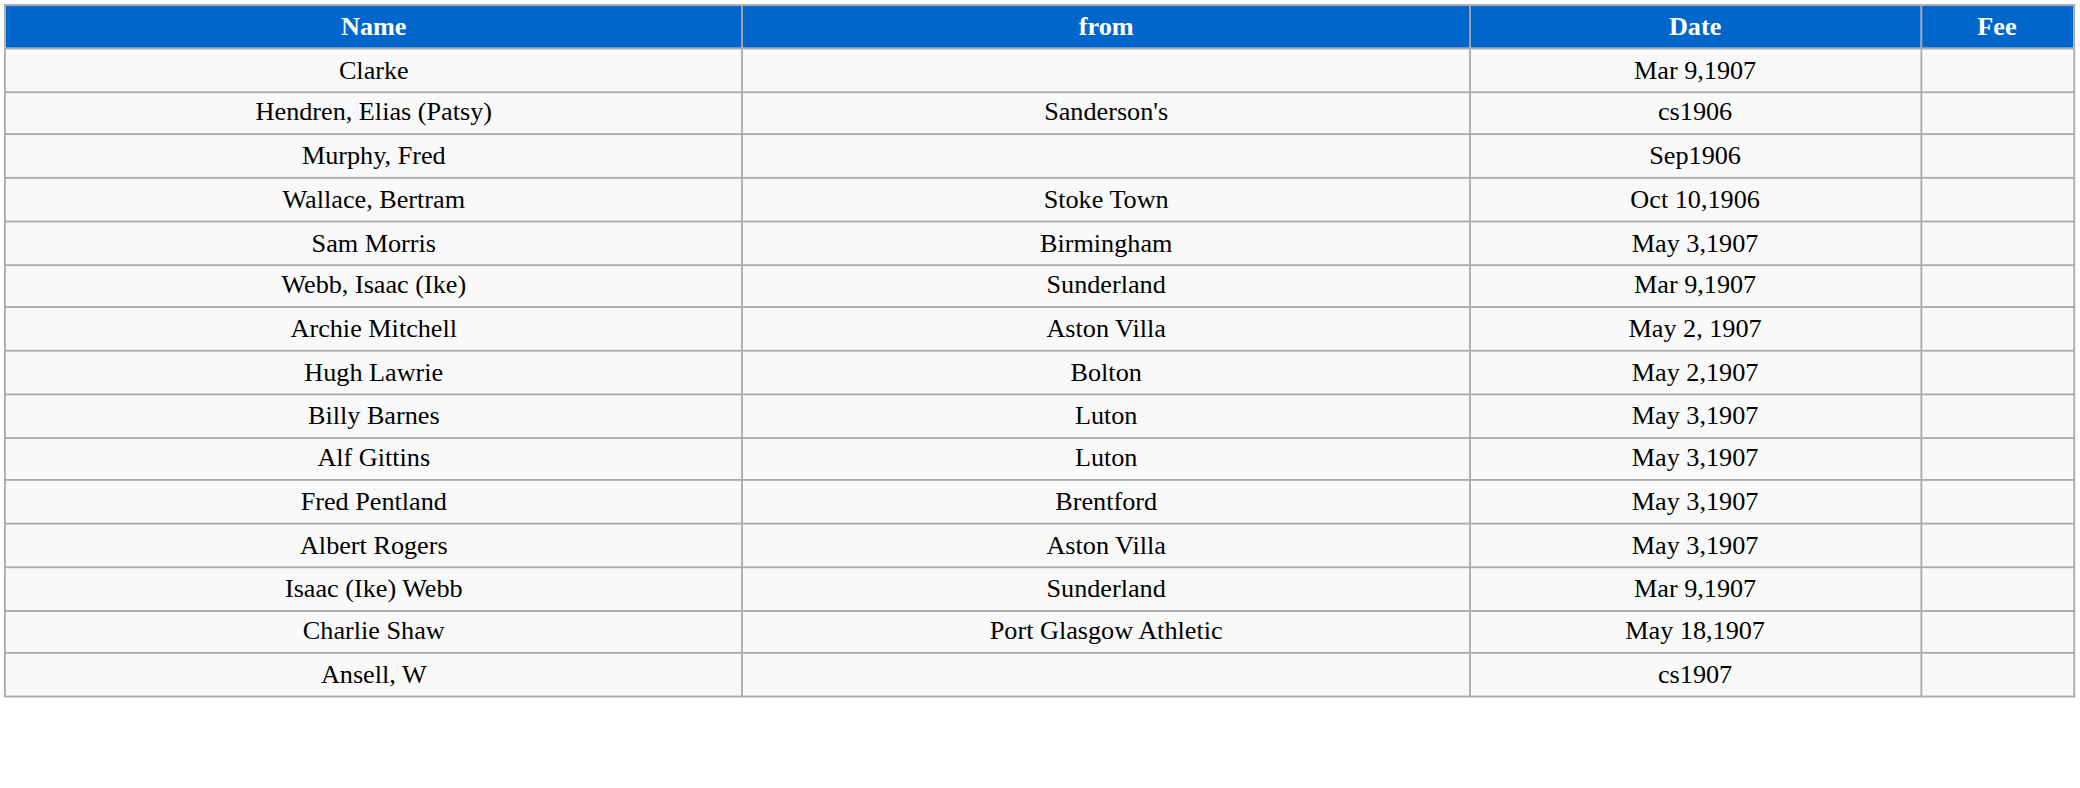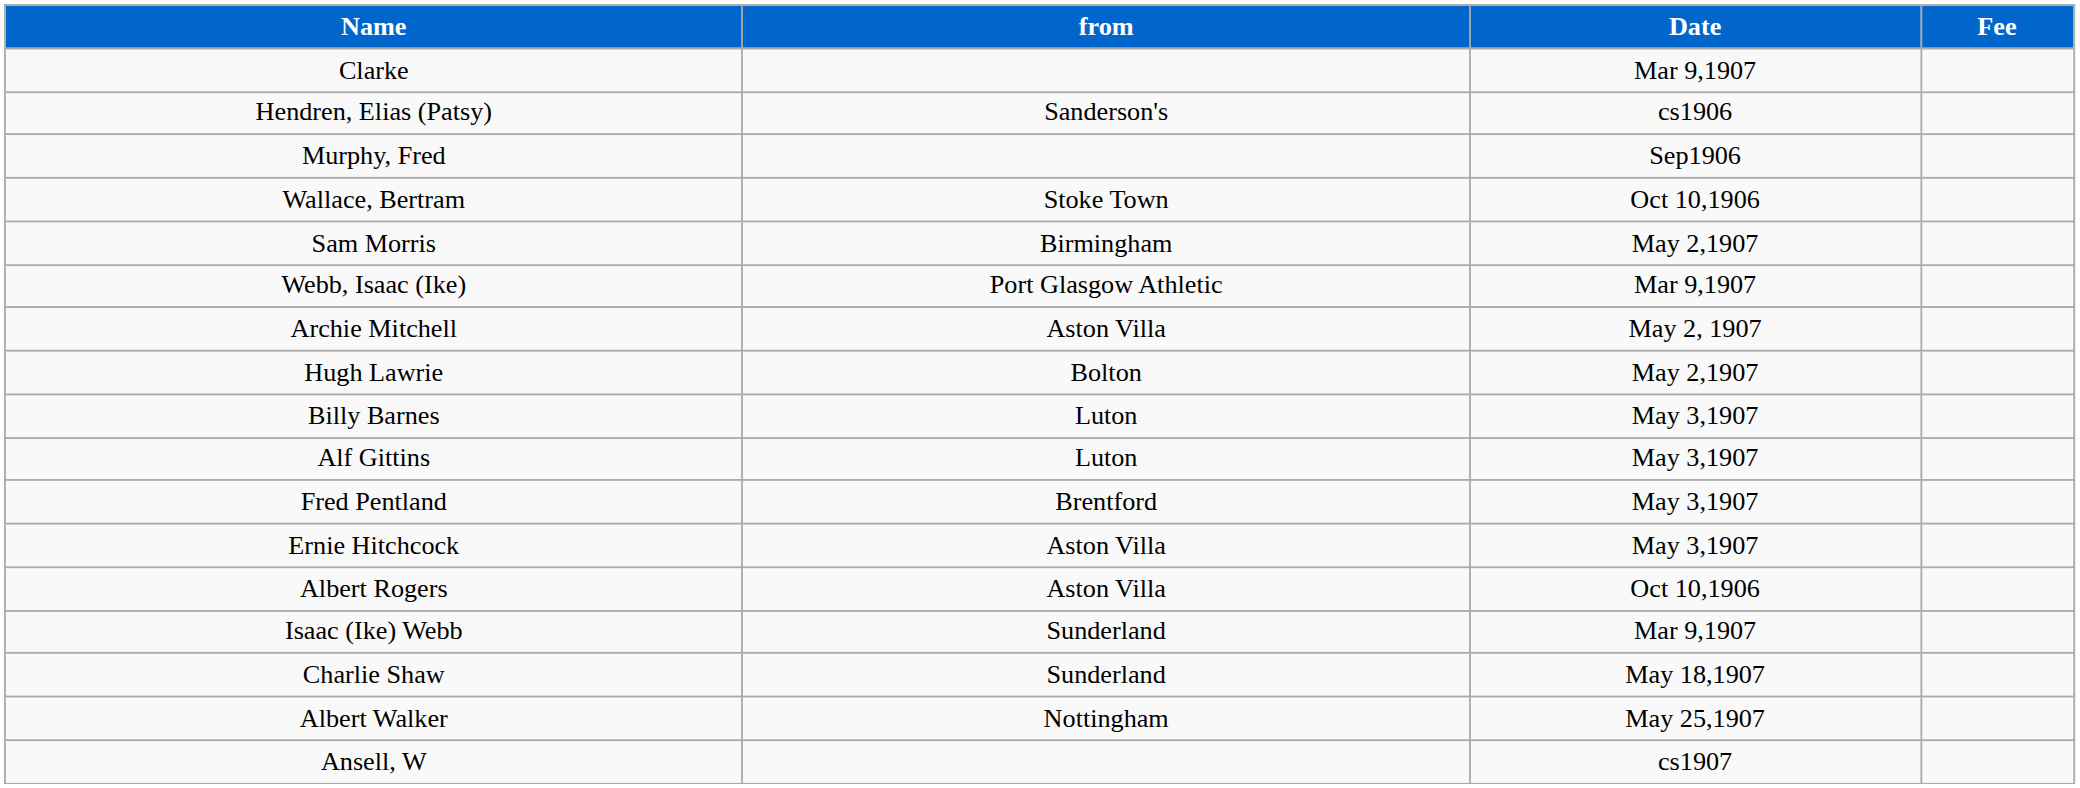(1695, 242) May 3,1907 -> (1695, 242) May 2,1907
(1106, 285) Sunderland -> (1106, 285) Port Glasgow Athletic
+ row: (374, 545)
(1695, 545) May 3,1907 -> (1695, 588) Oct 10,1906
(1106, 631) Port Glasgow Athletic -> (1106, 674) Sunderland
+ row: (374, 718)
